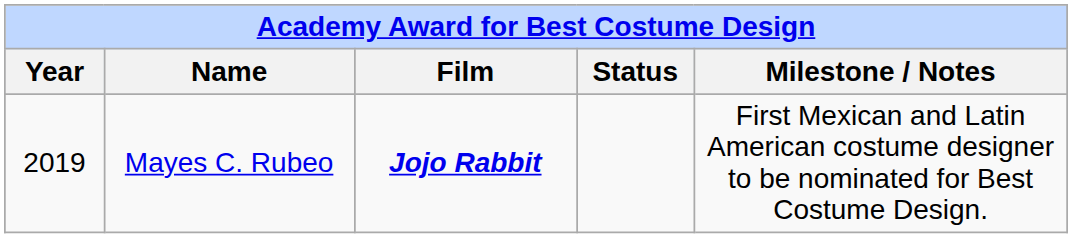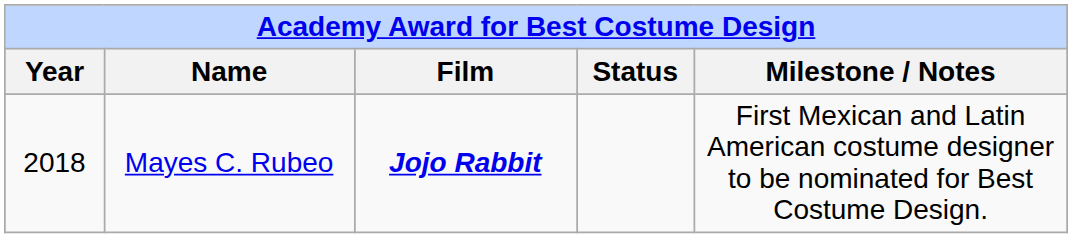(55, 162) 2019 -> (55, 162) 2018
